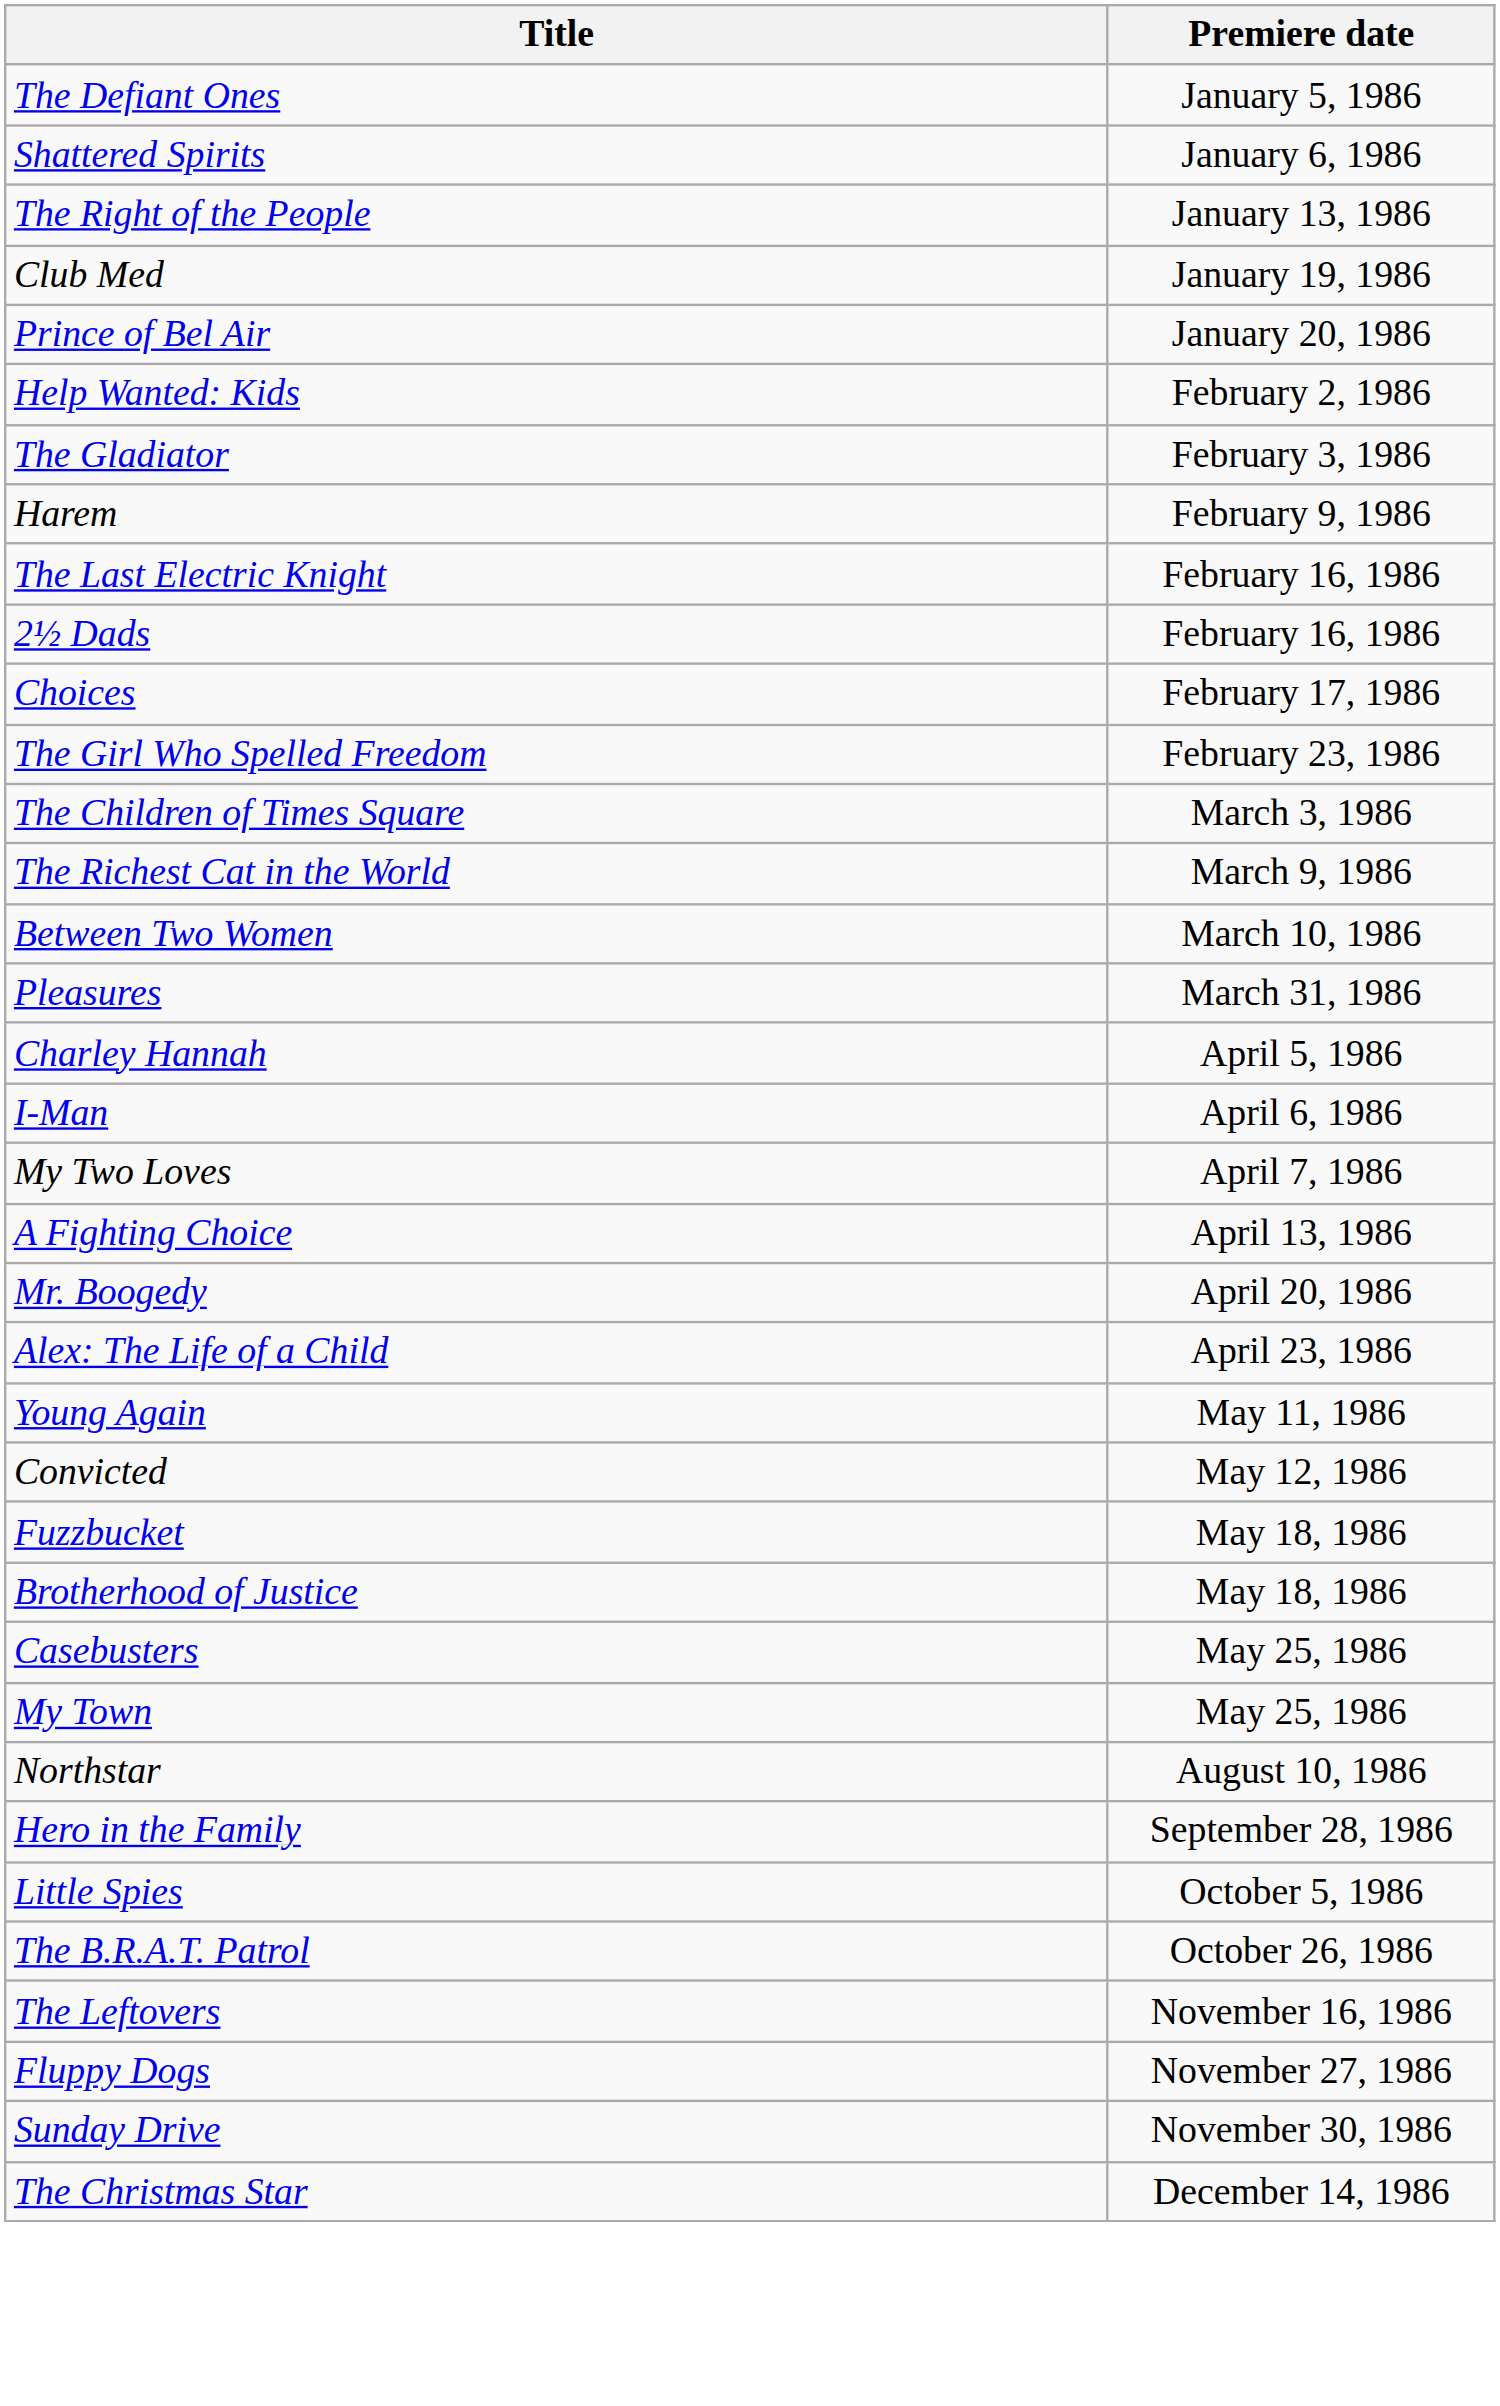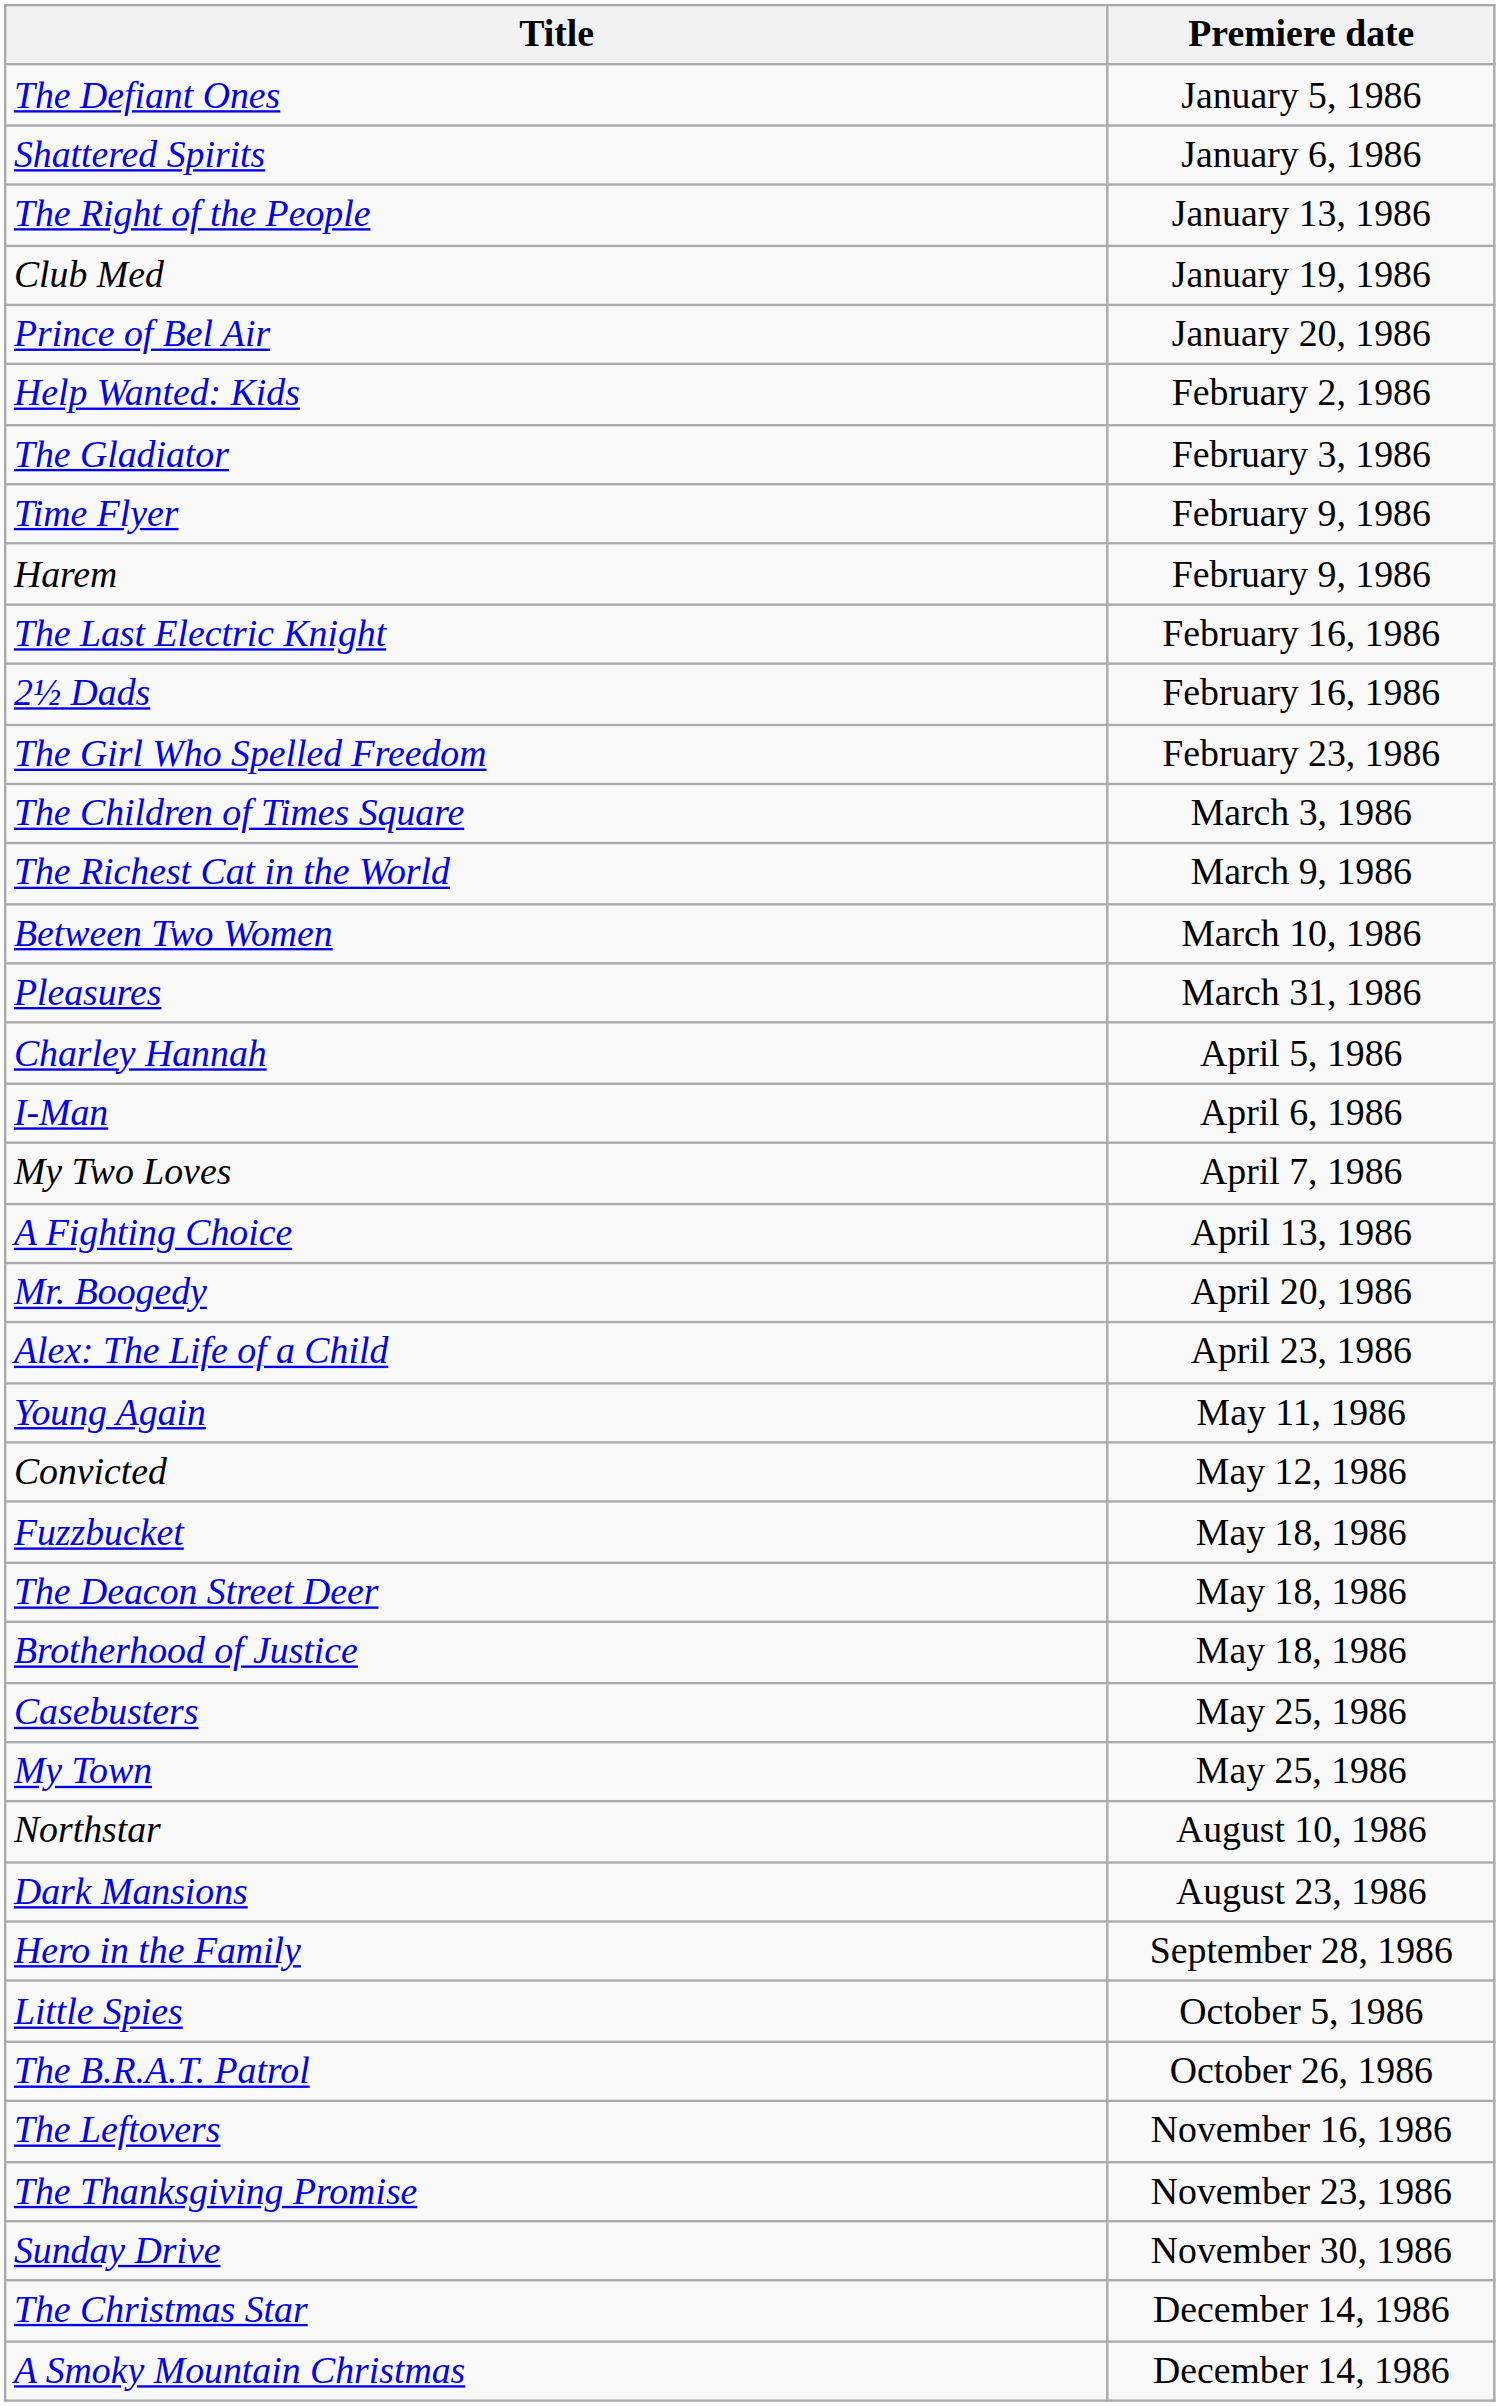+ row: (96, 513)
- row: (75, 693)
+ row: (196, 1591)
+ row: (131, 1890)
+ row: (216, 2190)
- row: (112, 2070)
+ row: (240, 2369)
